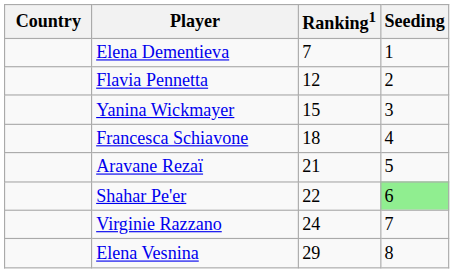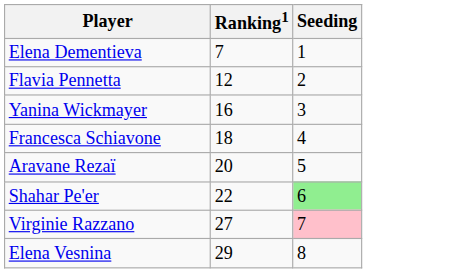- column: (48, 21)
(311, 109) 15 -> (224, 109) 16
(311, 167) 21 -> (224, 167) 20
(311, 224) 24 -> (224, 224) 27
(389, 224) no background -> (302, 224) pink background
